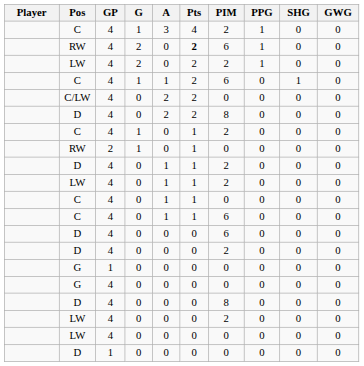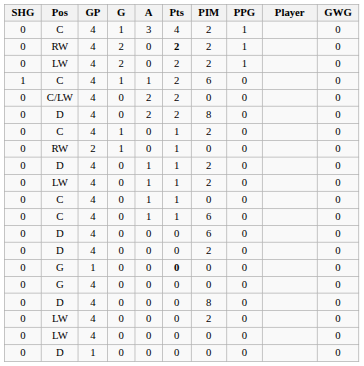columns swapped: (32, 13) <-> (298, 13)
(226, 47) 6 -> (209, 47) 2
(194, 268) normal -> (177, 268) bold
